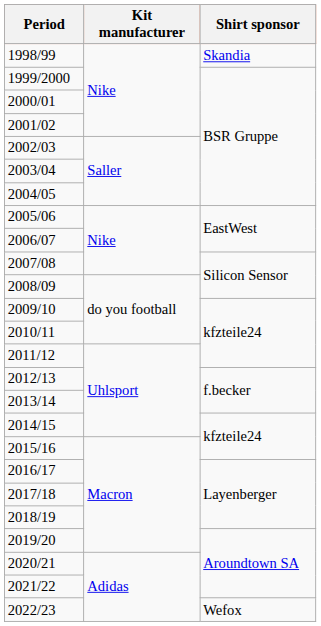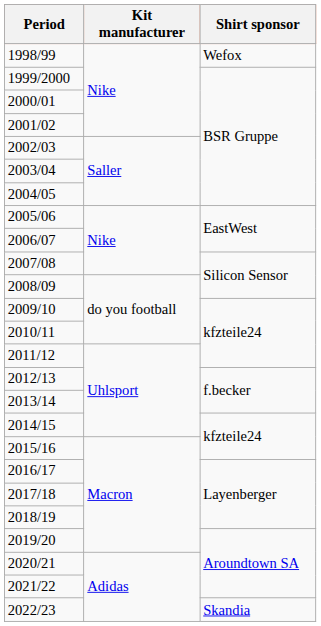(227, 55) Skandia -> (222, 55) Wefox
(222, 609) Wefox -> (227, 609) Skandia
